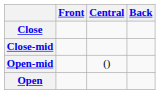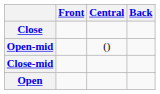rows swapped: (30, 47) <-> (30, 64)
